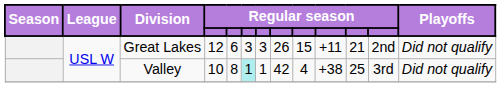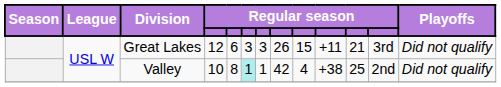(383, 47) 2nd -> (383, 47) 3rd
(383, 70) 3rd -> (383, 70) 2nd
